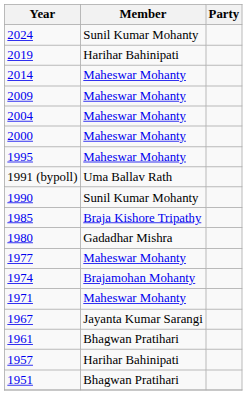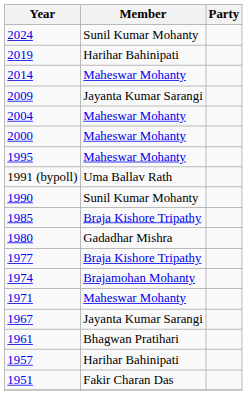(135, 95) Maheswar Mohanty -> (143, 95) Jayanta Kumar Sarangi
(135, 258) Maheswar Mohanty -> (142, 258) Braja Kishore Tripathy
(131, 380) Bhagwan Pratihari -> (128, 380) Fakir Charan Das
